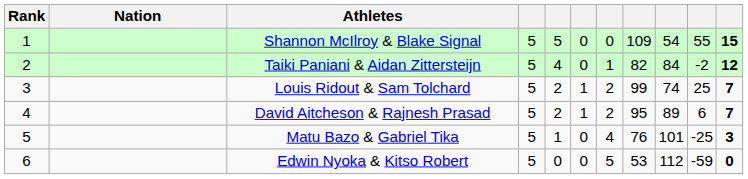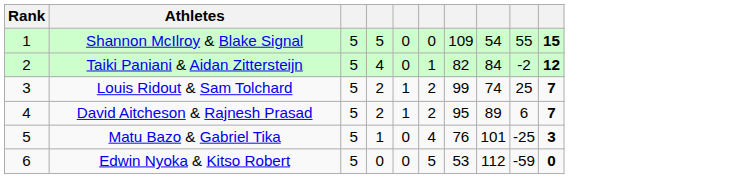- column: (138, 16)
